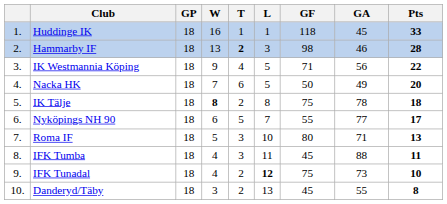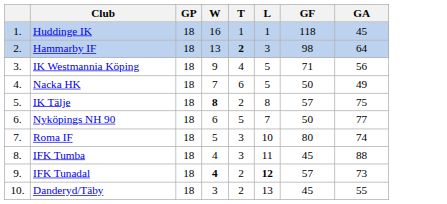- column: (416, 13)
(362, 48) 46 -> (362, 48) 64
(307, 102) 75 -> (307, 102) 57
(362, 102) 78 -> (362, 102) 75
(307, 119) 55 -> (307, 119) 50
(362, 137) 71 -> (362, 137) 74
(215, 173) normal -> (215, 173) bold
(307, 173) 75 -> (307, 173) 57
